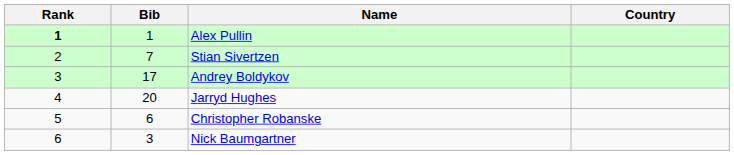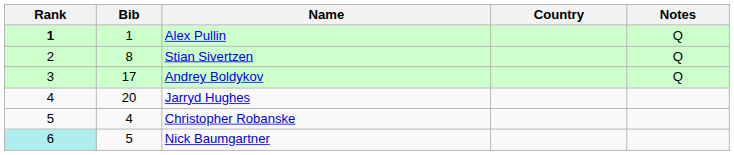+ column: (678, 14)
(150, 56) 7 -> (129, 56) 8
(150, 118) 6 -> (129, 118) 4
(58, 139) no background -> (50, 139) paleturquoise background
(150, 139) 3 -> (129, 139) 5
